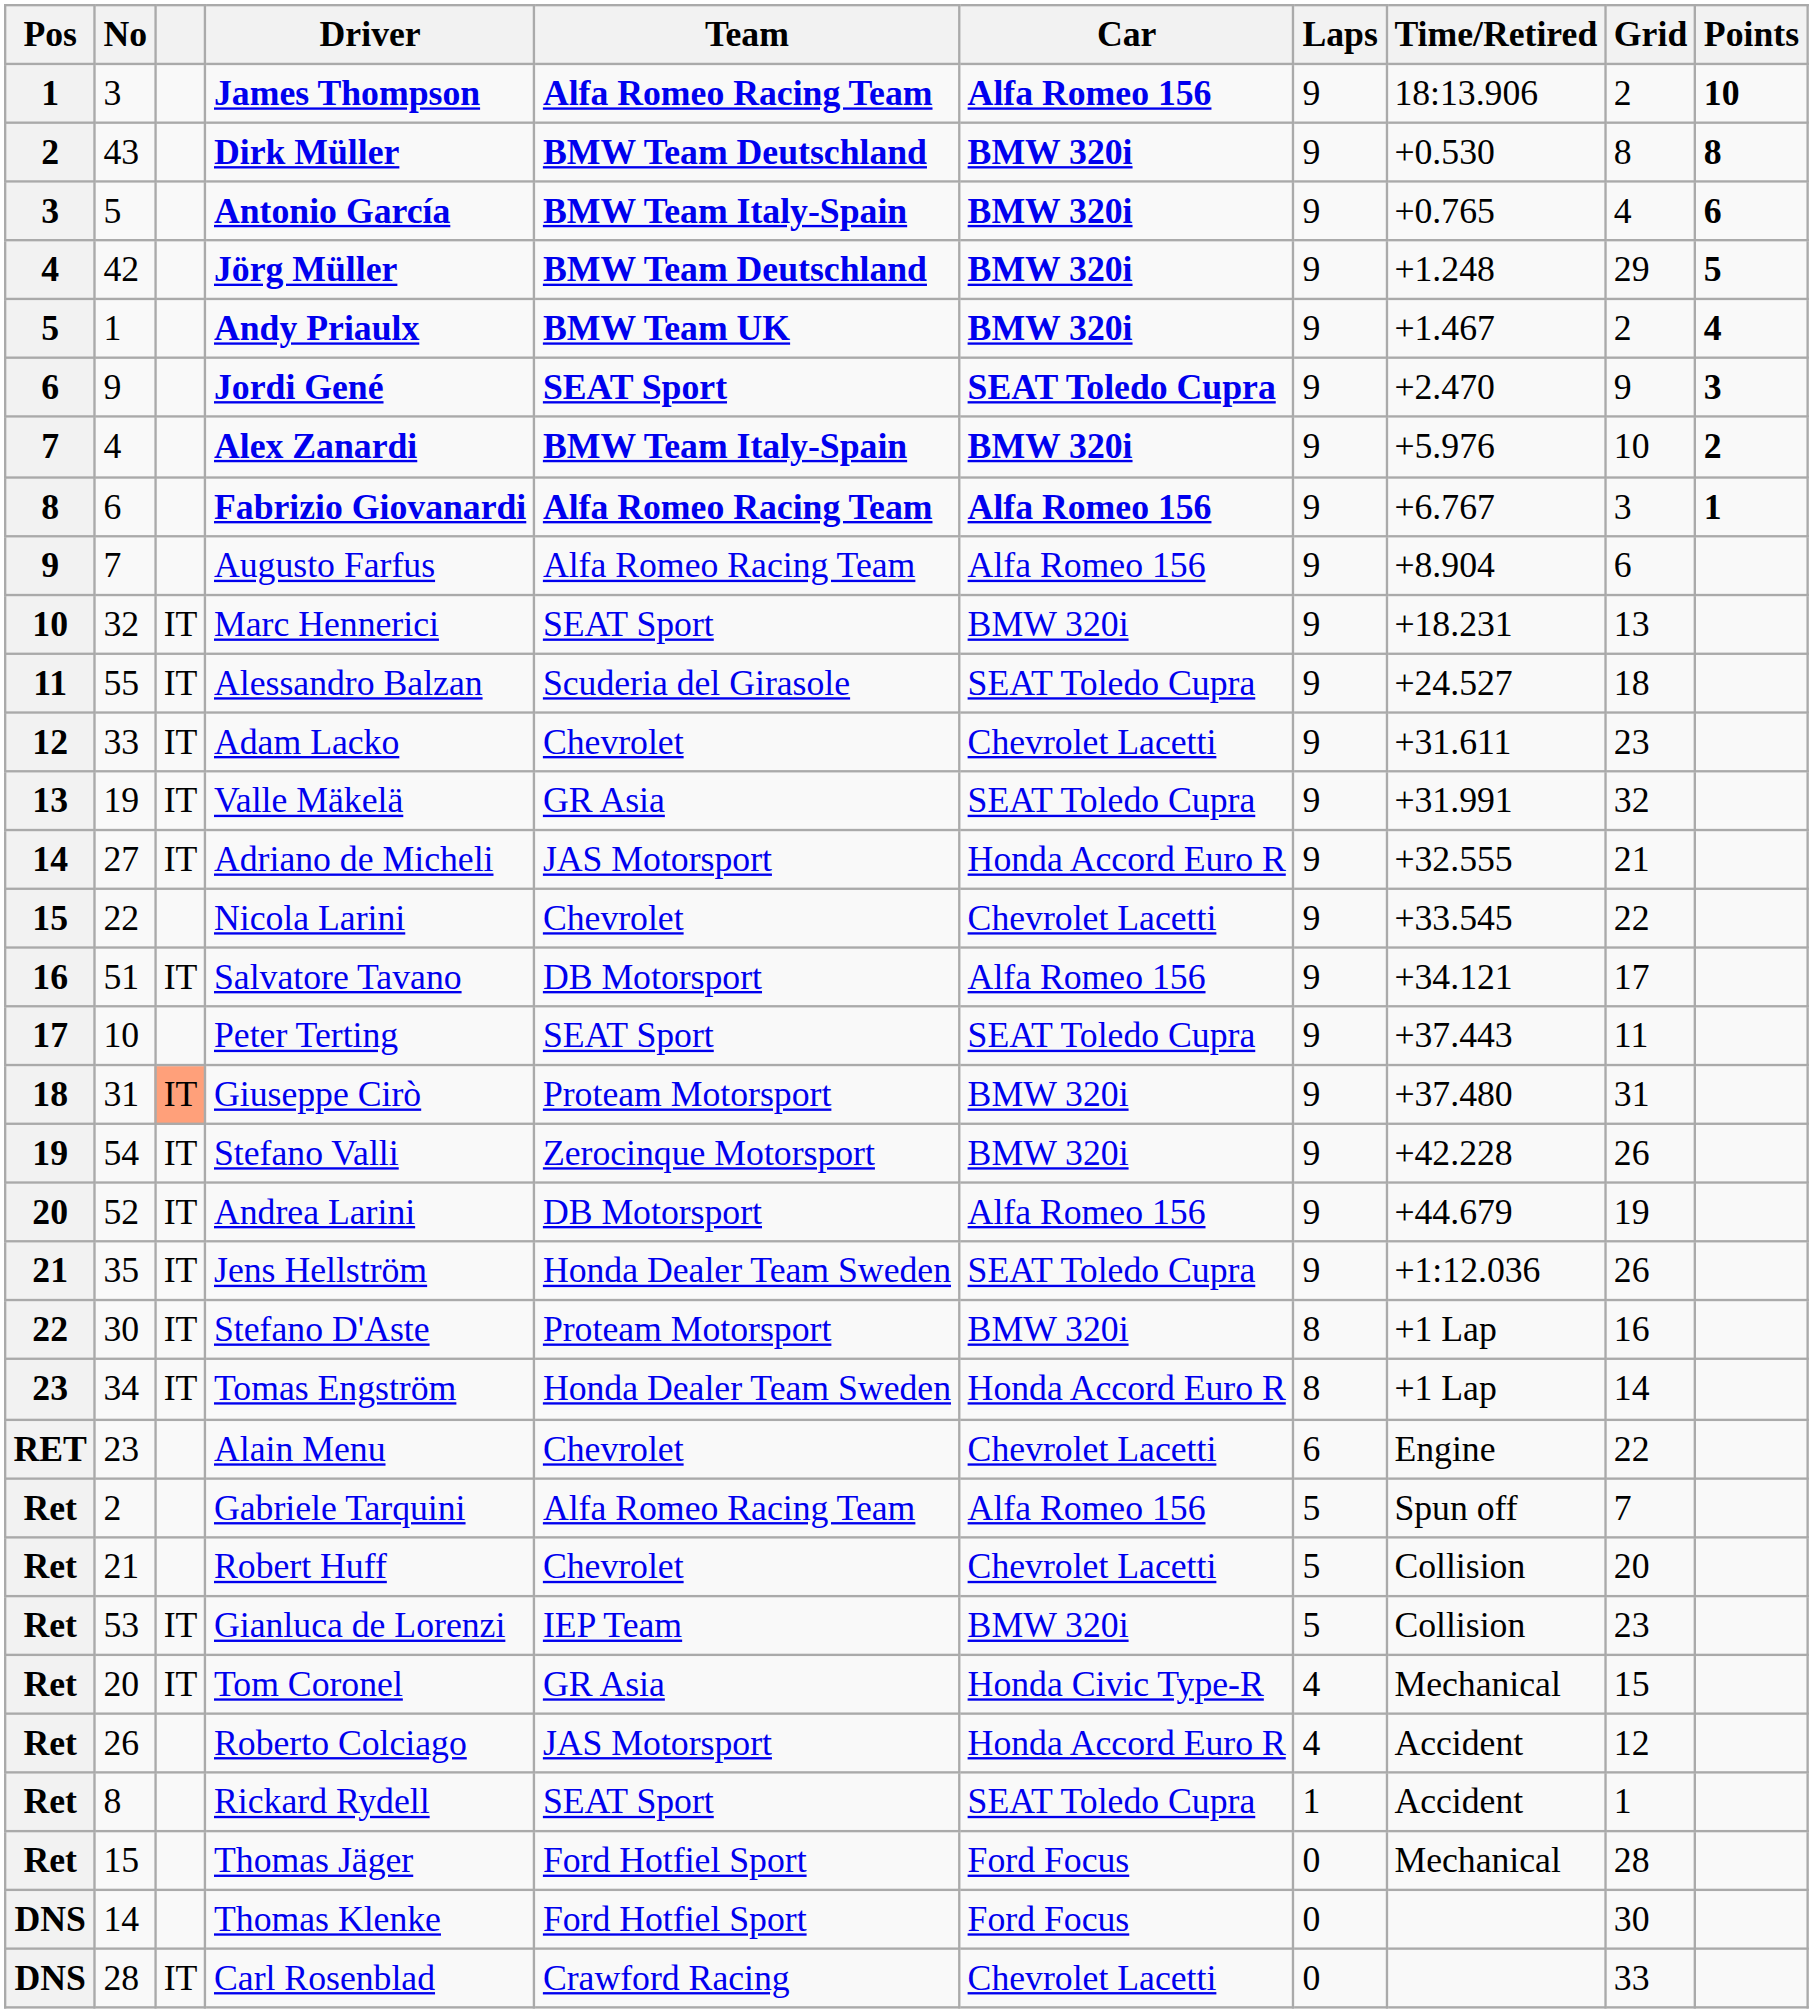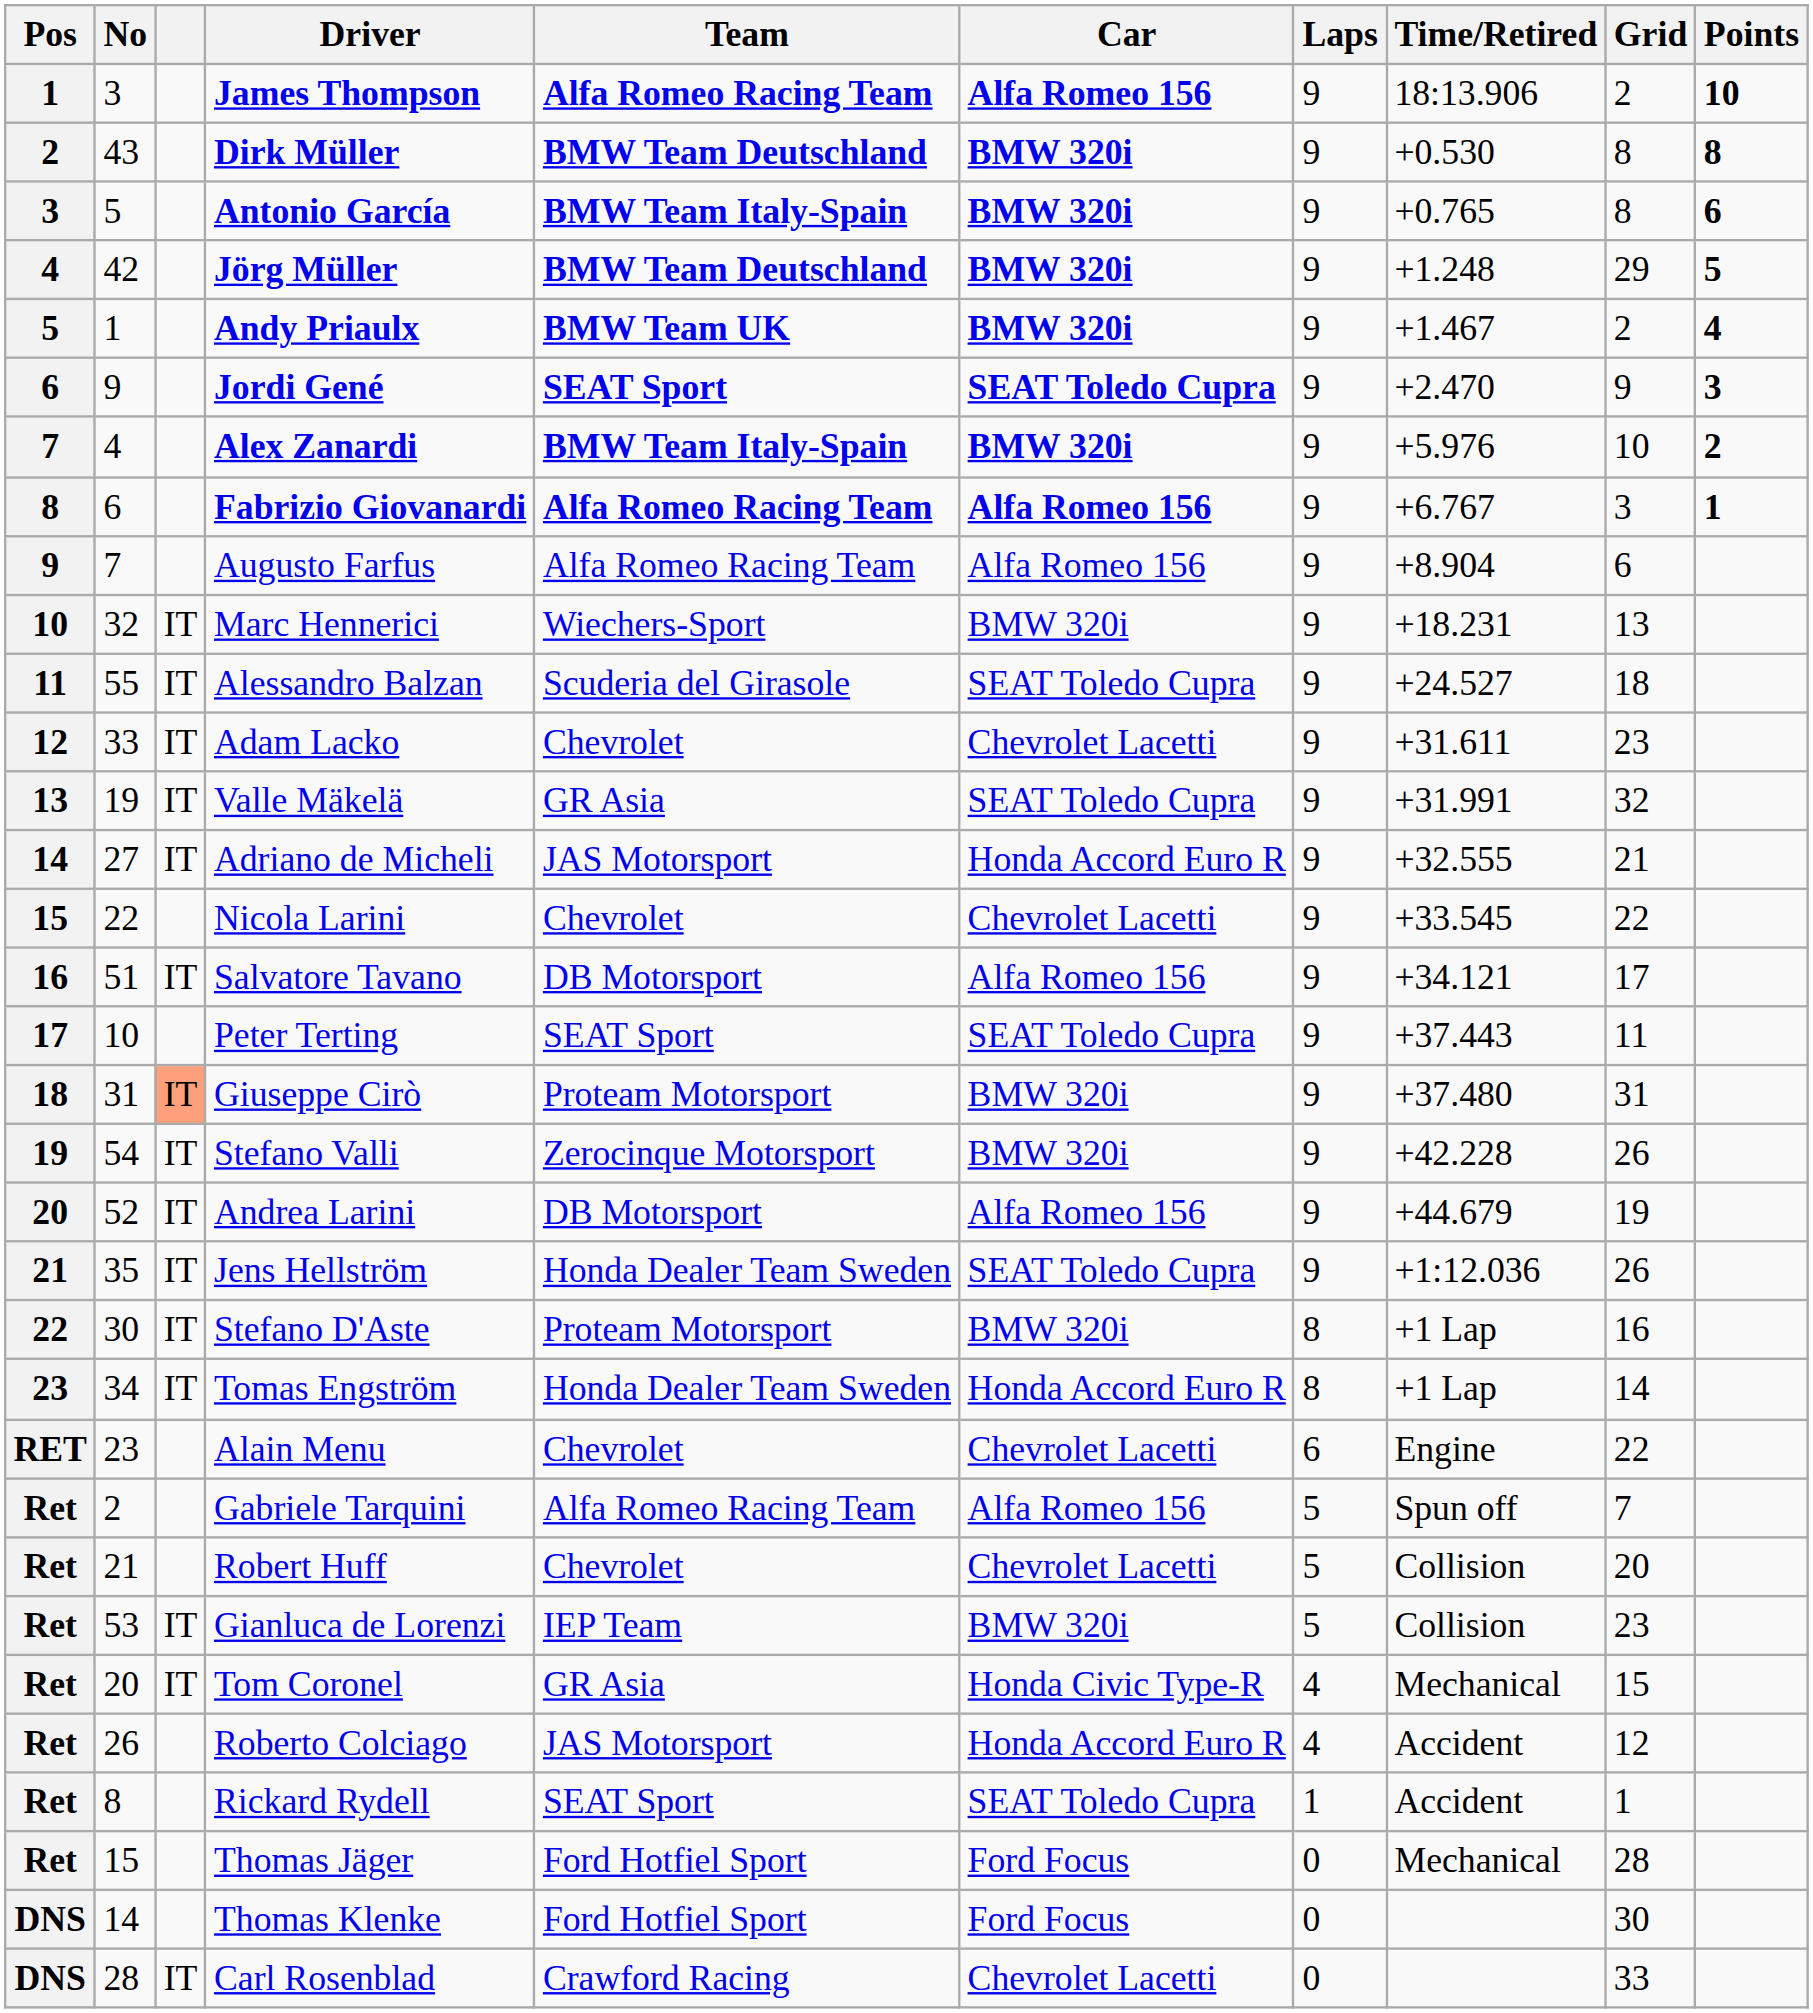(1623, 210) 4 -> (1623, 210) 8
(628, 623) SEAT Sport -> (654, 623) Wiechers-Sport
